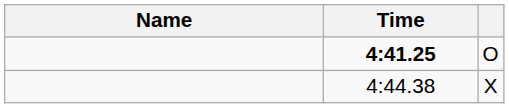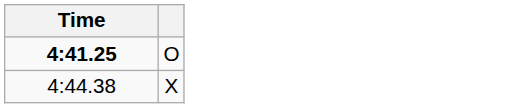- column: (164, 20)
